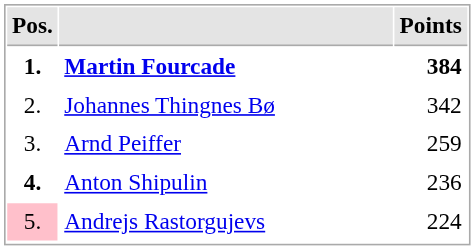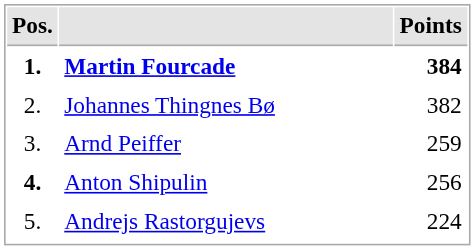(444, 104) 342 -> (444, 104) 382
(444, 182) 236 -> (444, 182) 256
(32, 221) pink background -> (32, 221) no background
